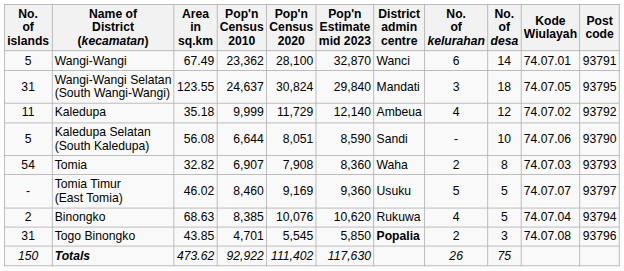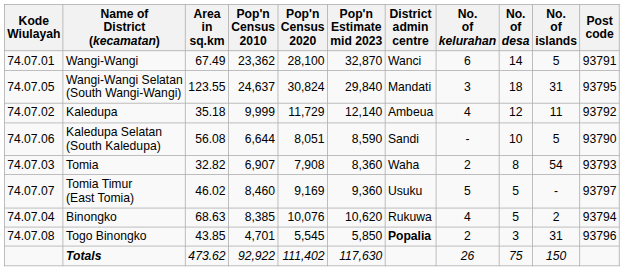columns swapped: (550, 27) <-> (28, 27)
